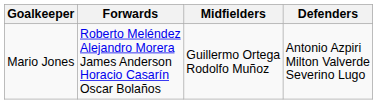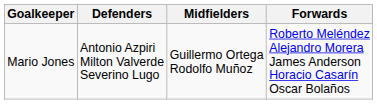columns swapped: (328, 14) <-> (130, 14)
